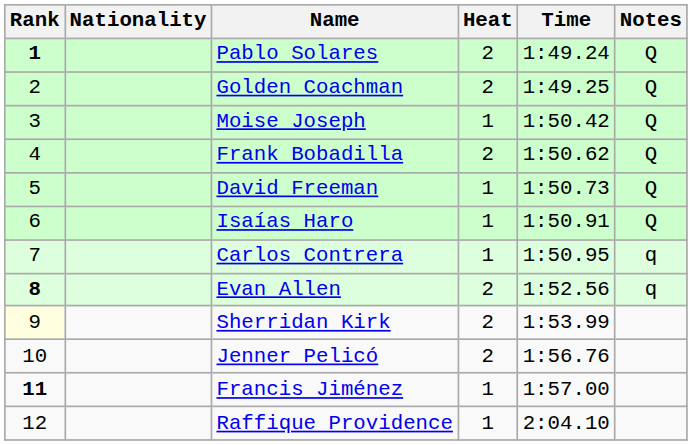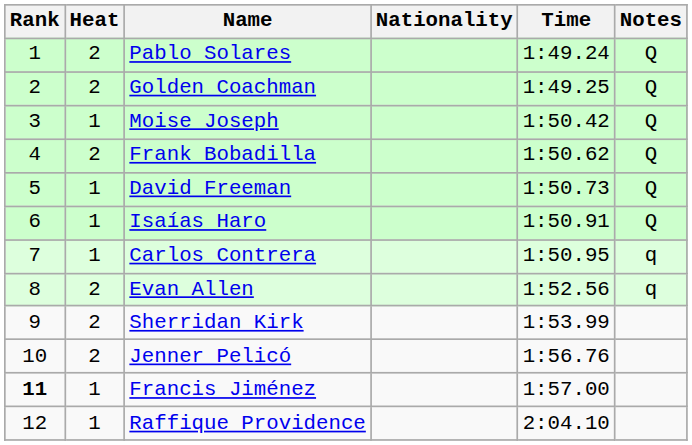columns swapped: (488, 22) <-> (138, 22)
(35, 55) bold -> (35, 55) normal
(35, 290) bold -> (35, 290) normal
(35, 323) lightyellow background -> (35, 323) no background
